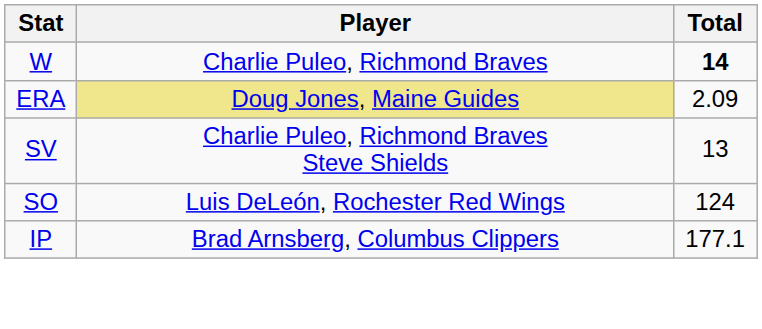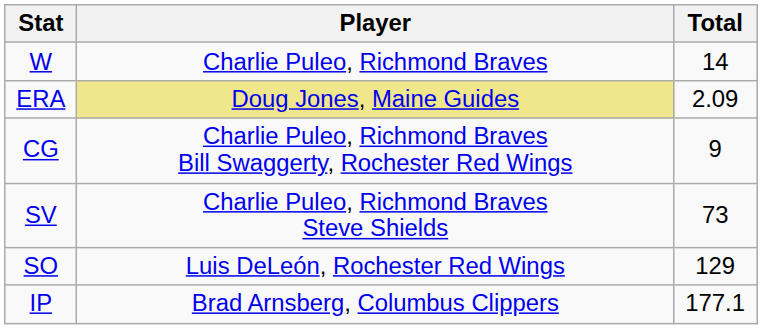(715, 61) bold -> (715, 61) normal
+ row: (41, 150)
(715, 150) 13 -> (715, 214) 73
(715, 201) 124 -> (715, 266) 129
